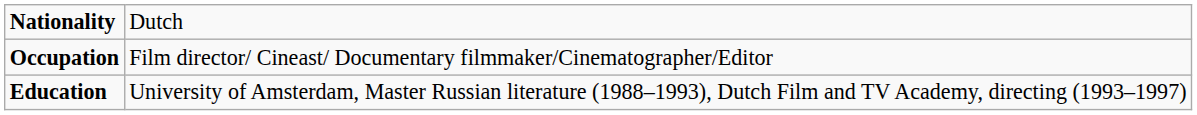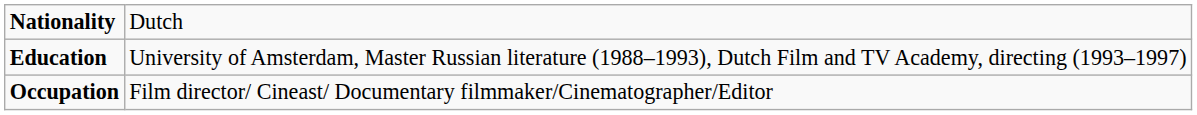rows swapped: (58, 92) <-> (64, 57)
